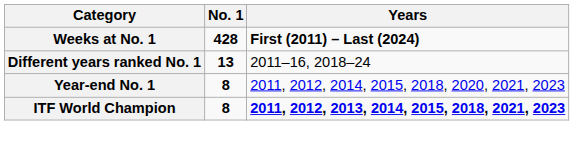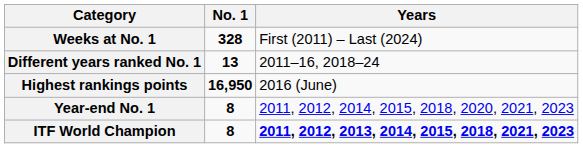(226, 39) 428 -> (230, 39) 328
(335, 39) bold -> (341, 39) normal
+ row: (105, 85)
